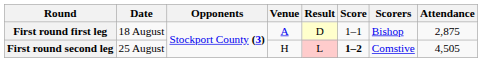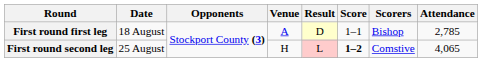(447, 31) 2,875 -> (447, 31) 2,785
(447, 48) 4,505 -> (447, 48) 4,065
